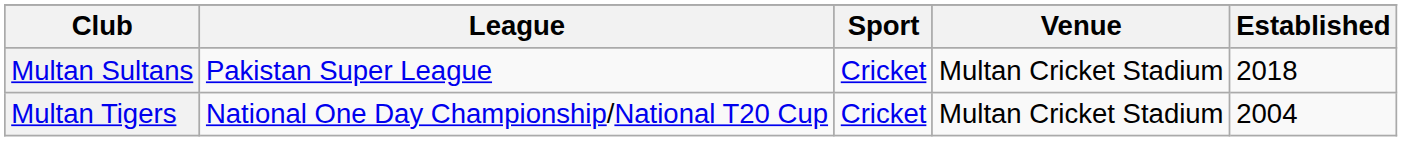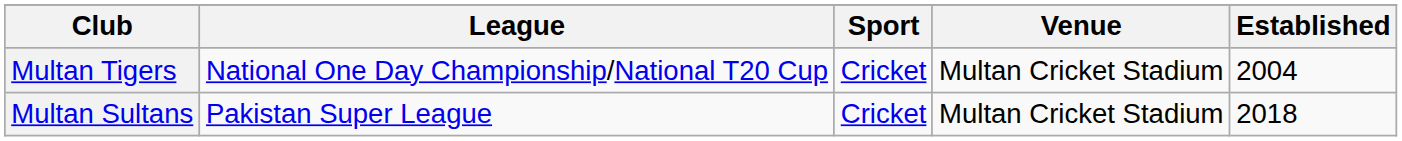rows swapped: (102, 69) <-> (94, 113)
